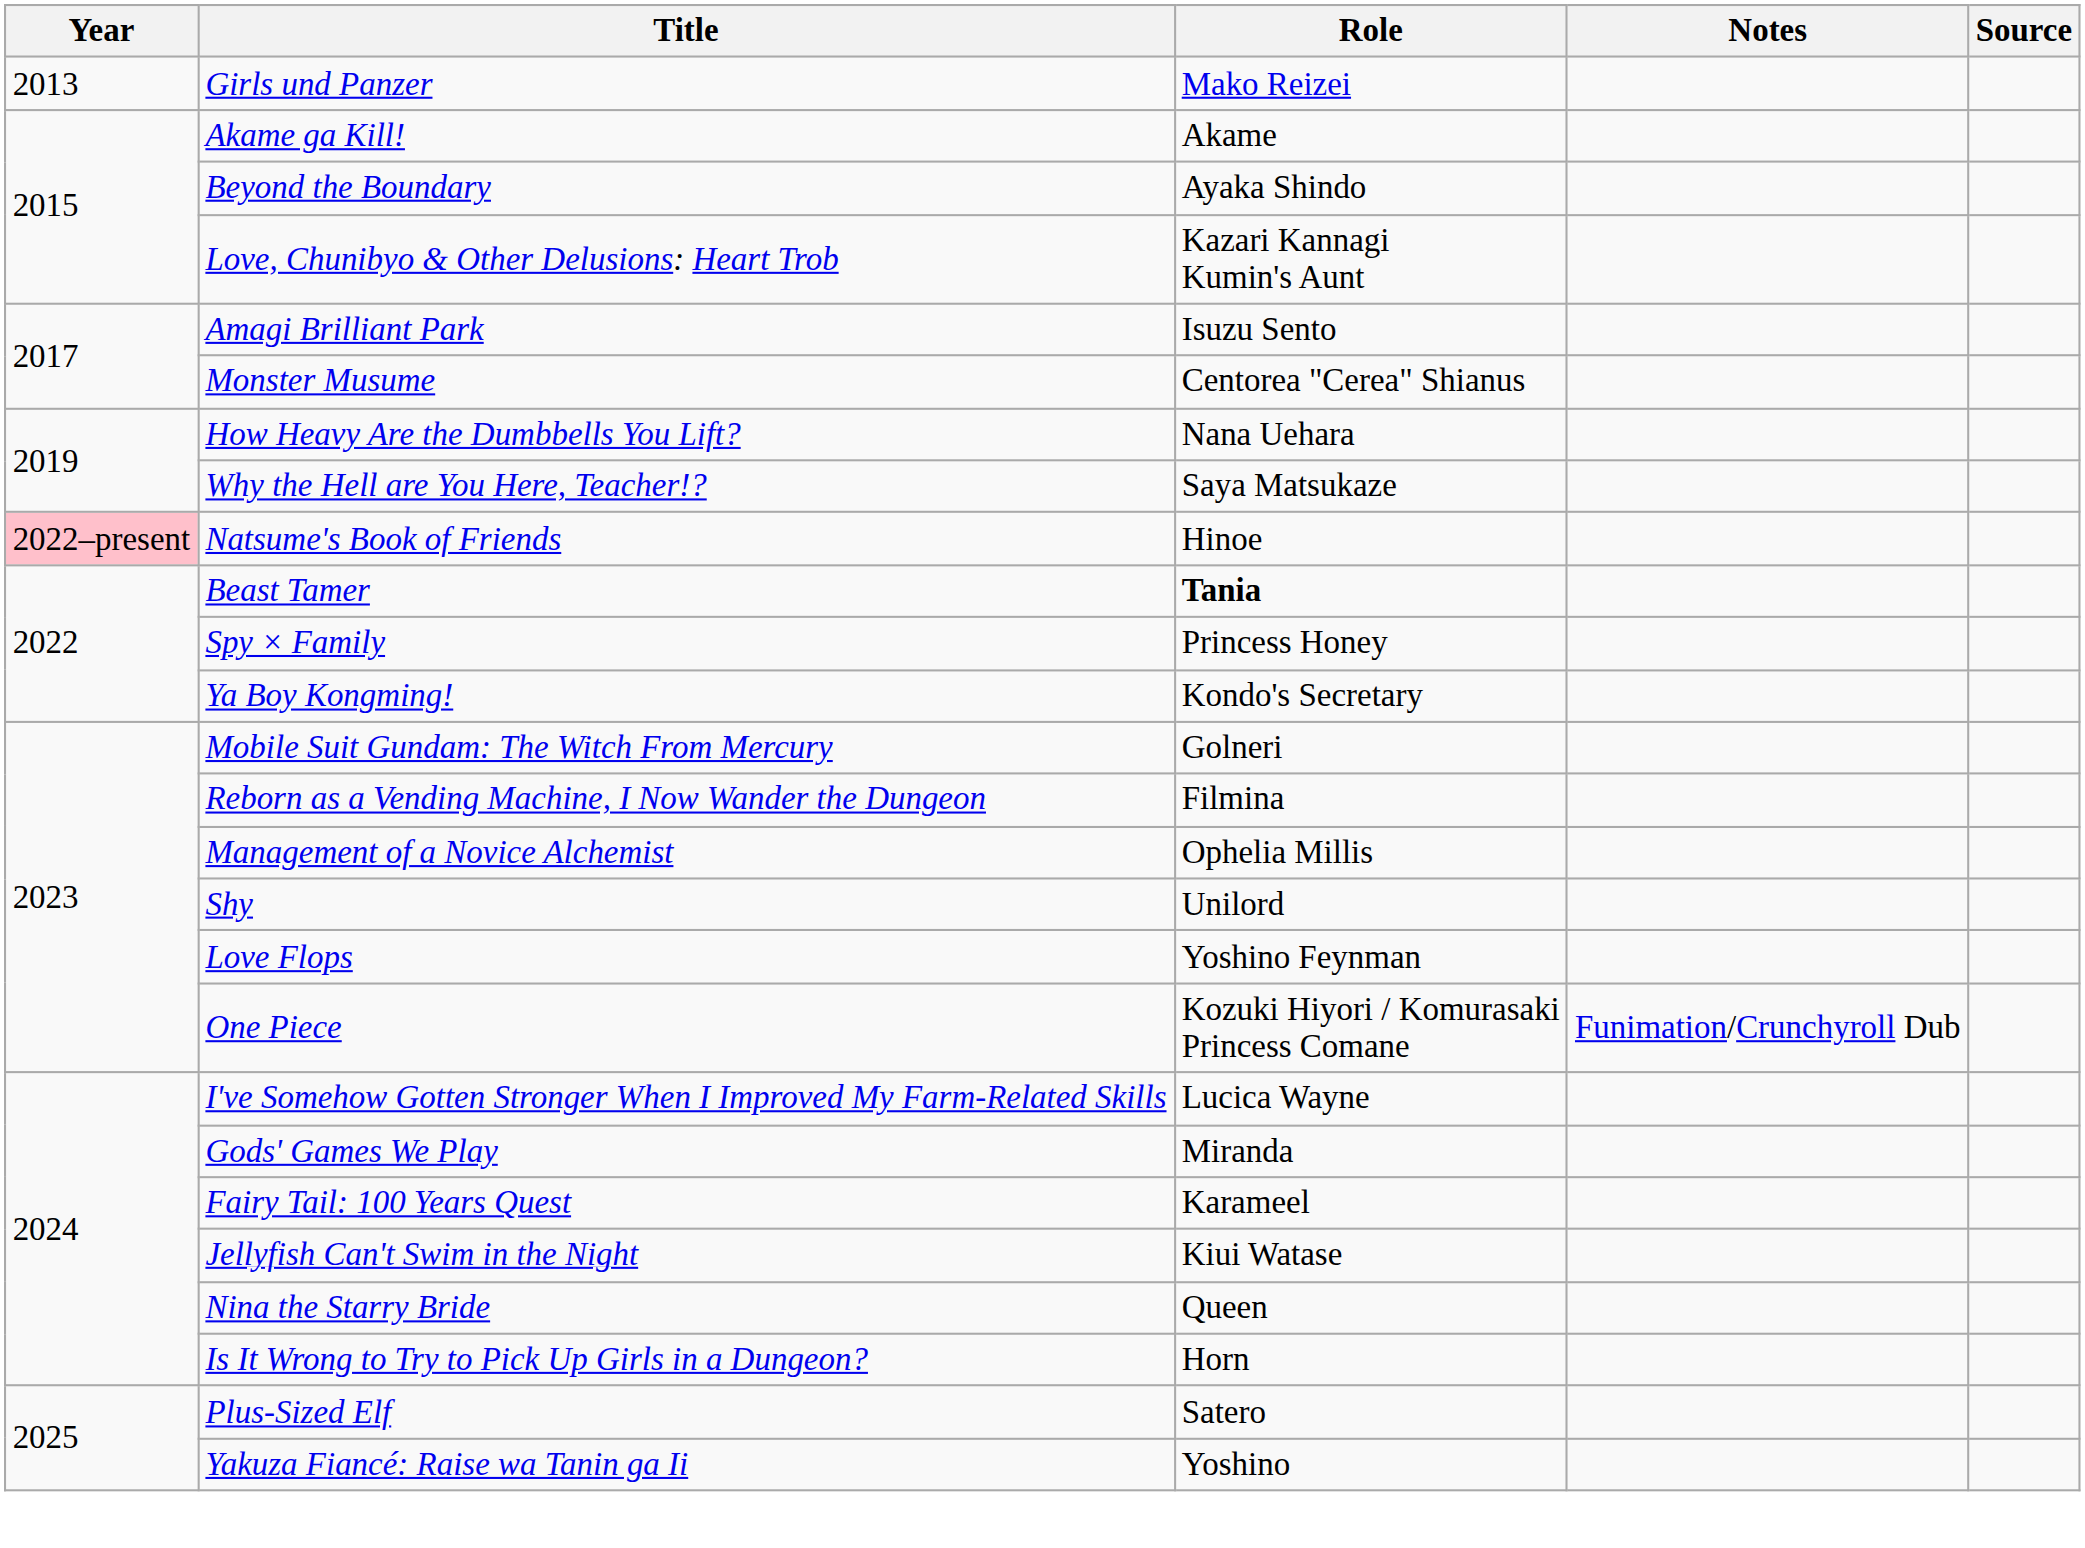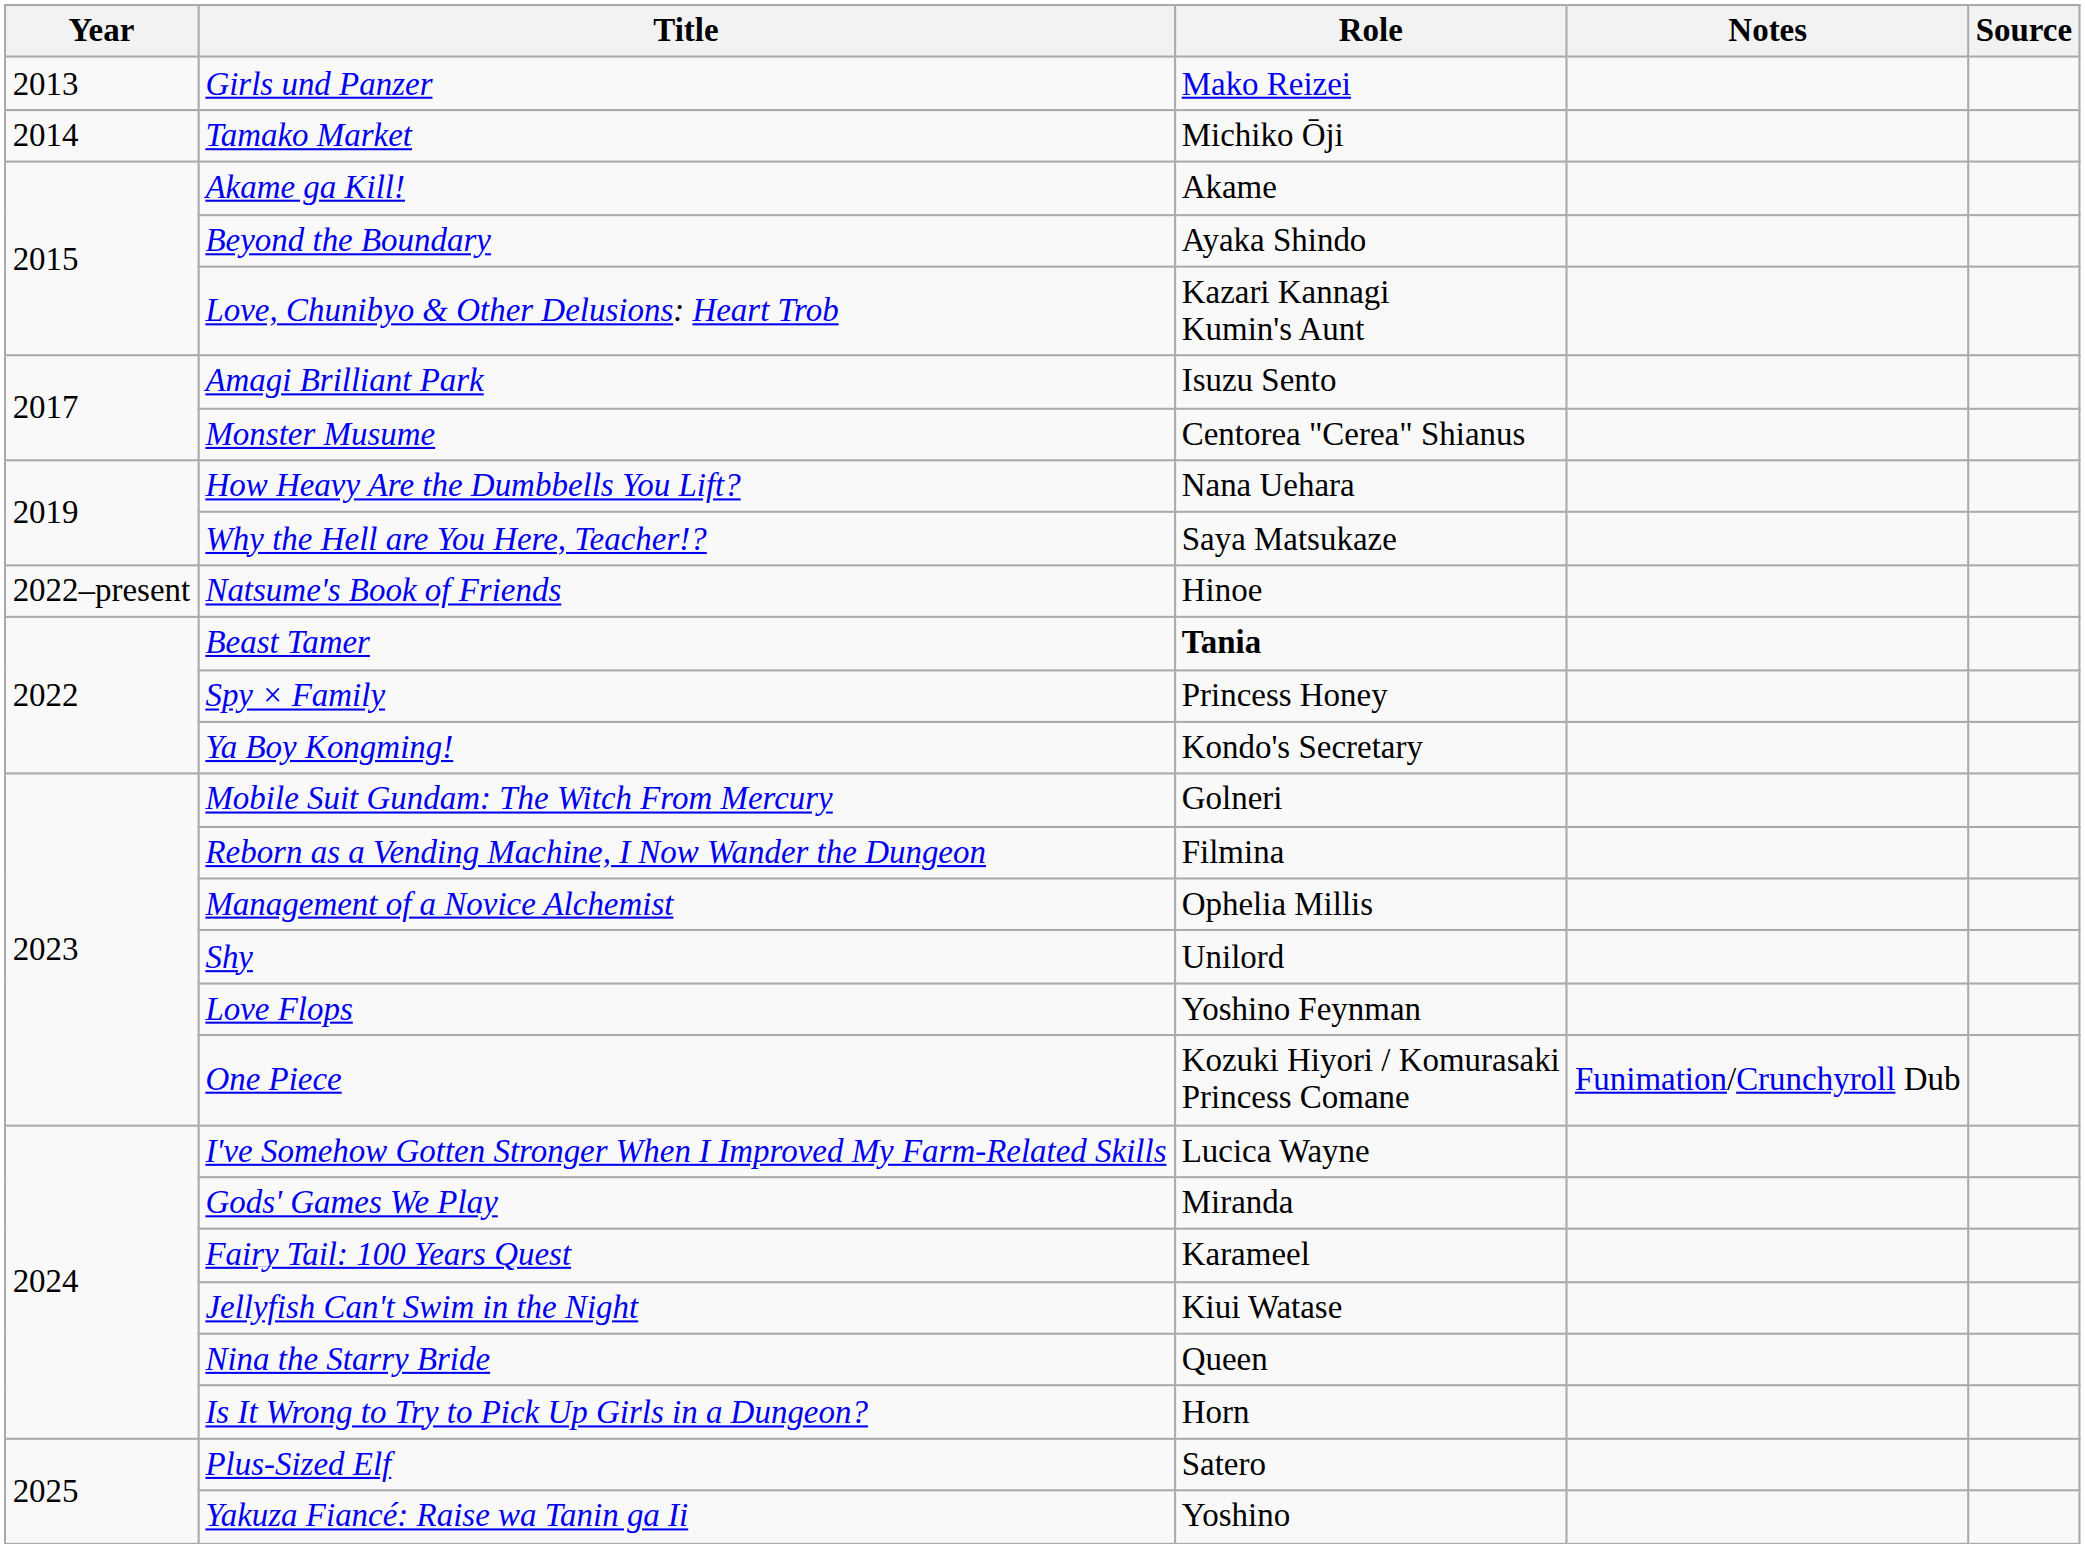+ row: (309, 135)
(101, 538) pink background -> (101, 590) no background
